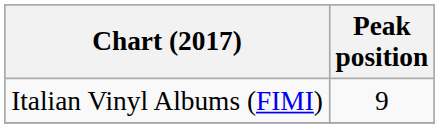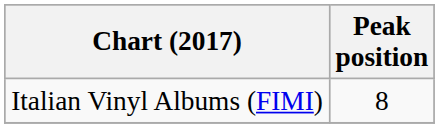(382, 100) 9 -> (382, 100) 8
